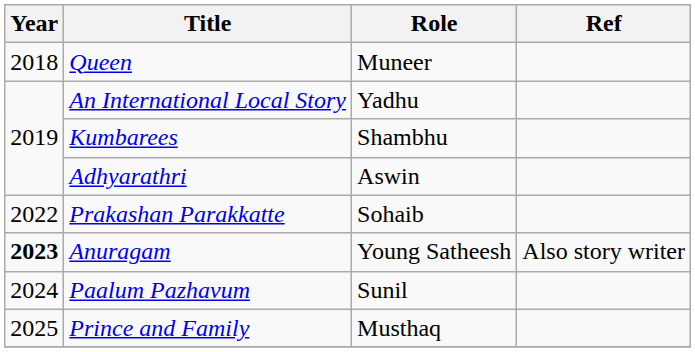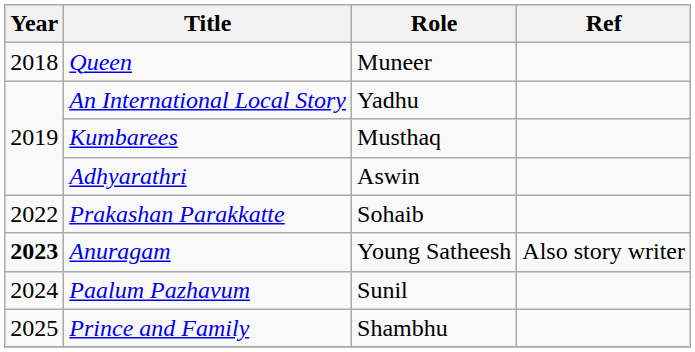(402, 137) Shambhu -> (399, 137) Musthaq
(399, 328) Musthaq -> (402, 328) Shambhu
